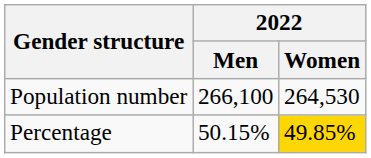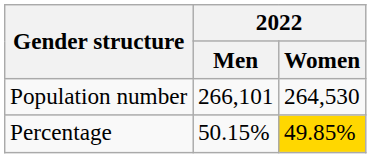(236, 96) 266,100 -> (236, 96) 266,101
